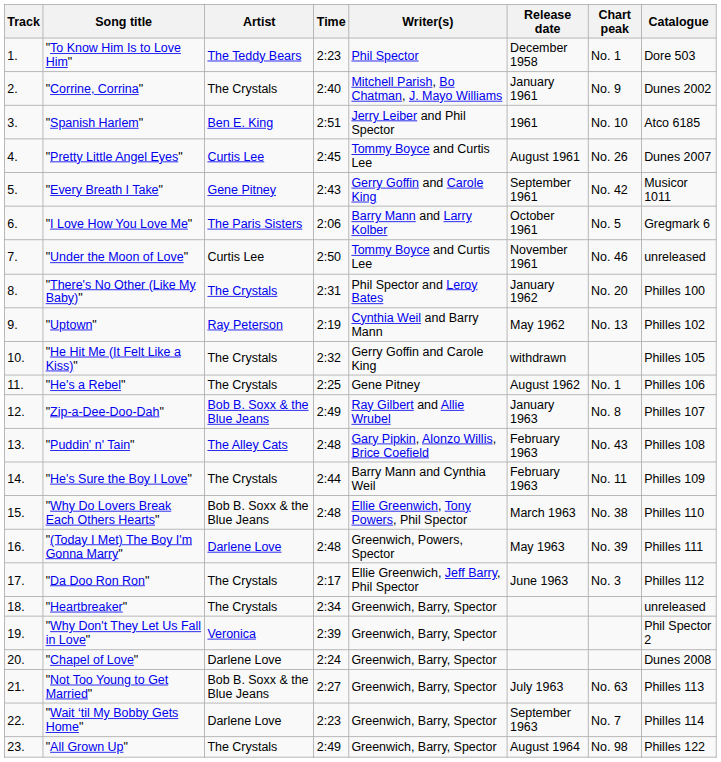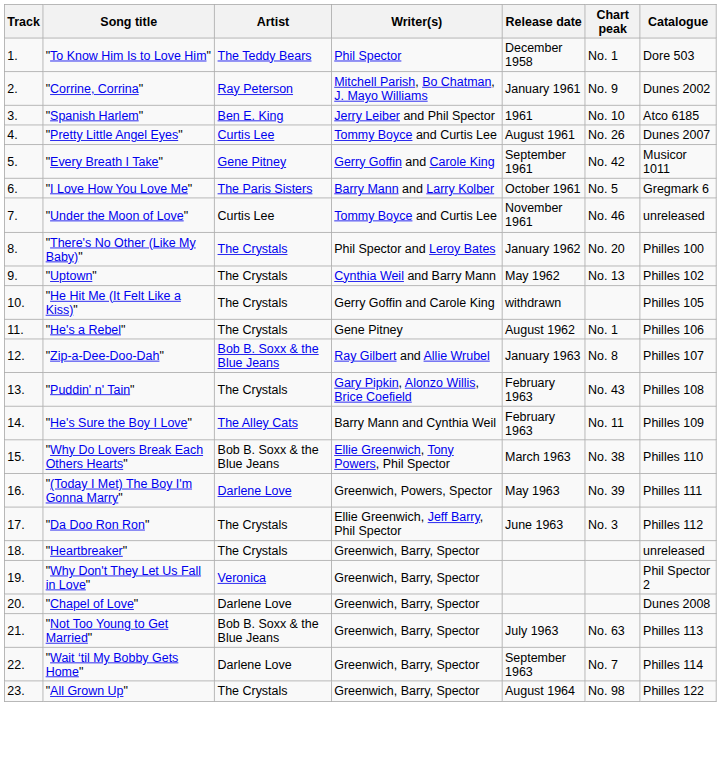- column: (331, 21)
(242, 89) The Crystals -> (255, 89) Ray Peterson
(245, 324) Ray Peterson -> (253, 276) The Crystals
(248, 445) The Alley Cats -> (253, 389) The Crystals
(242, 479) The Crystals -> (258, 423) The Alley Cats
